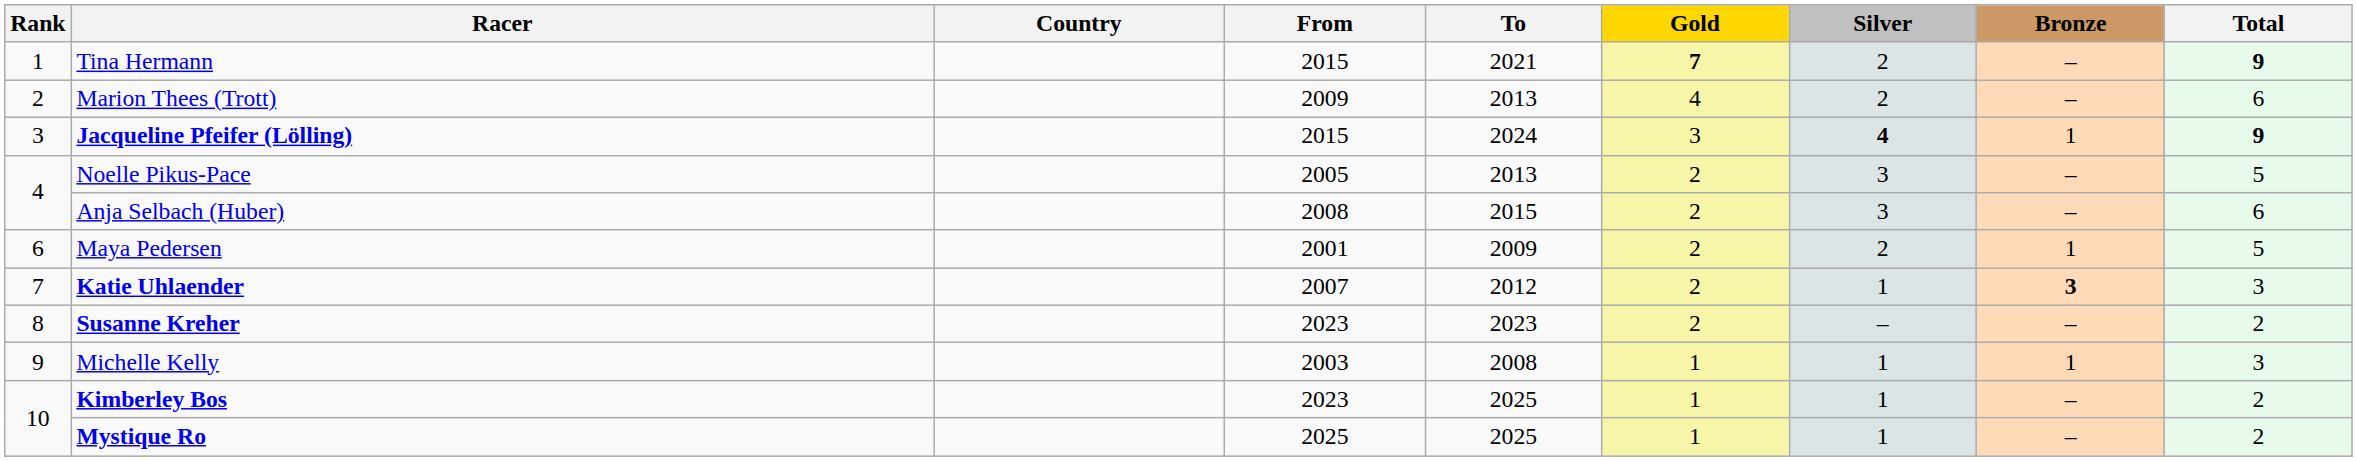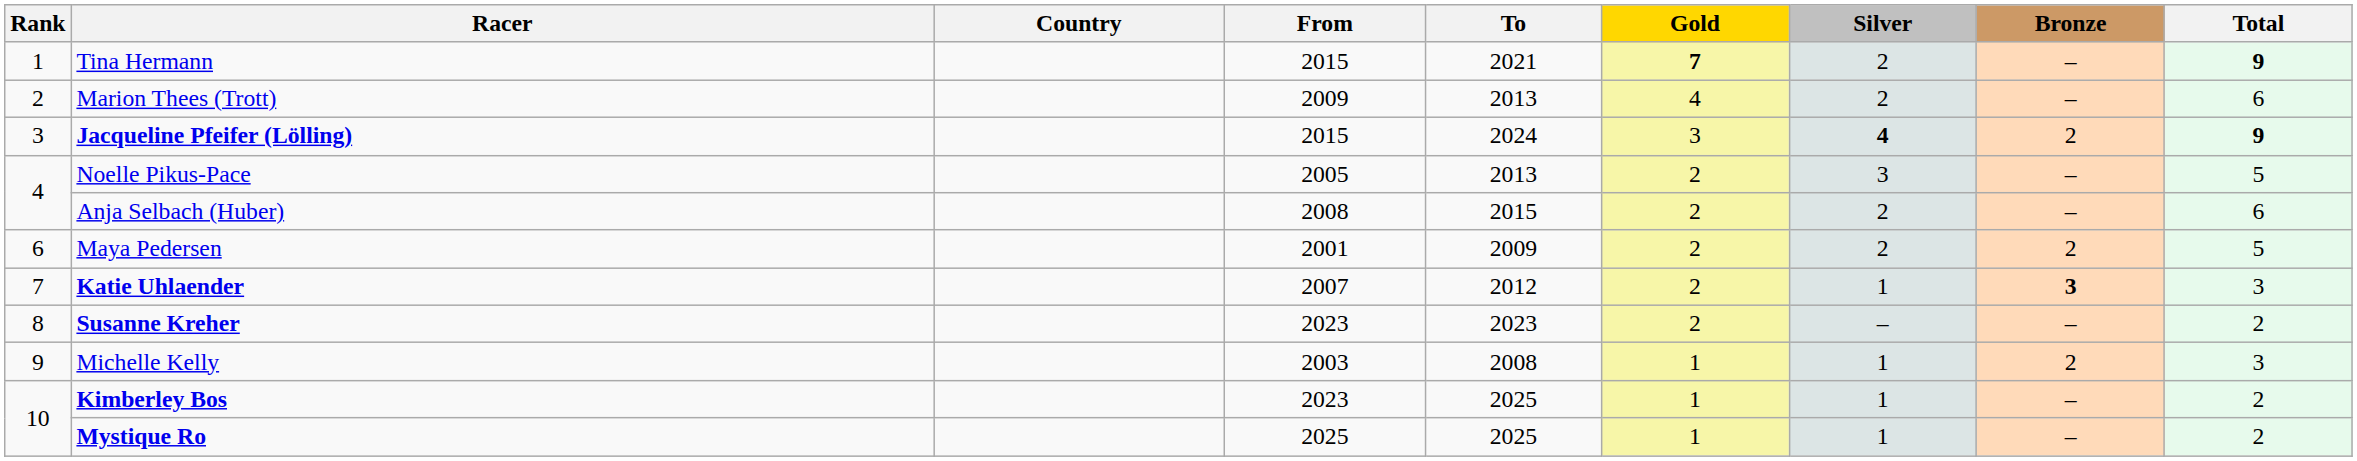(2071, 135) 1 -> (2071, 135) 2
(1883, 211) 3 -> (1883, 211) 2
(2071, 248) 1 -> (2071, 248) 2
(2071, 361) 1 -> (2071, 361) 2
